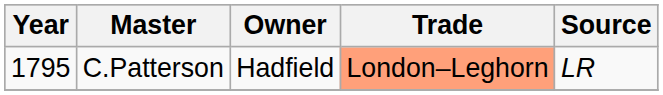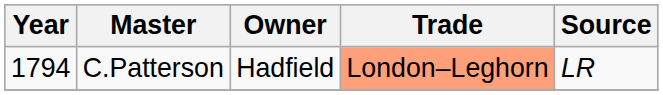(41, 68) 1795 -> (41, 68) 1794
